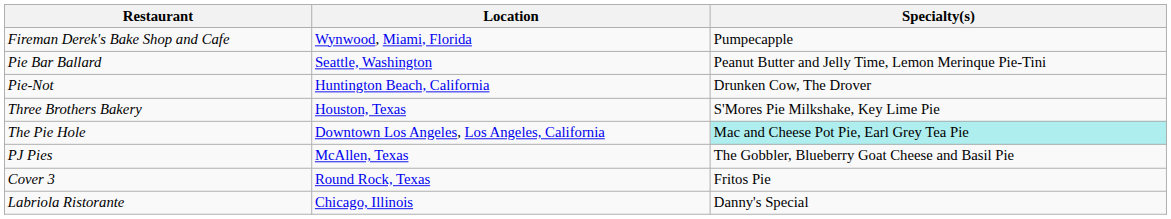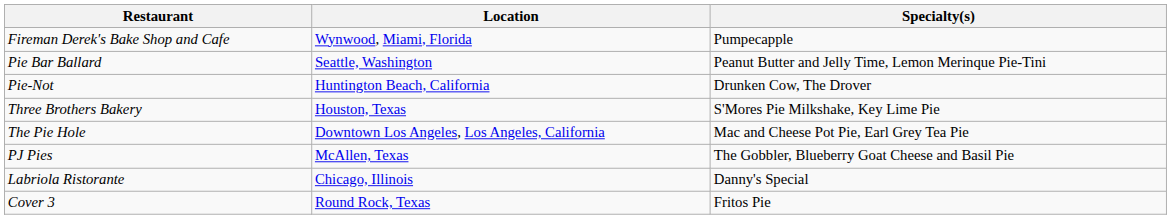(841, 132) paleturquoise background -> (841, 132) no background
rows swapped: (31, 179) <-> (66, 202)
